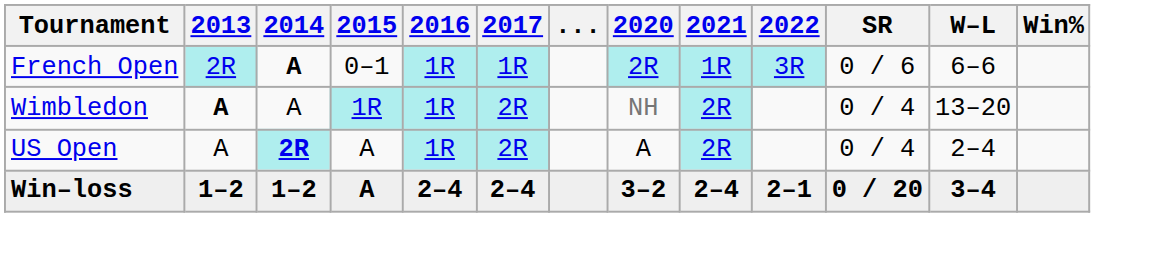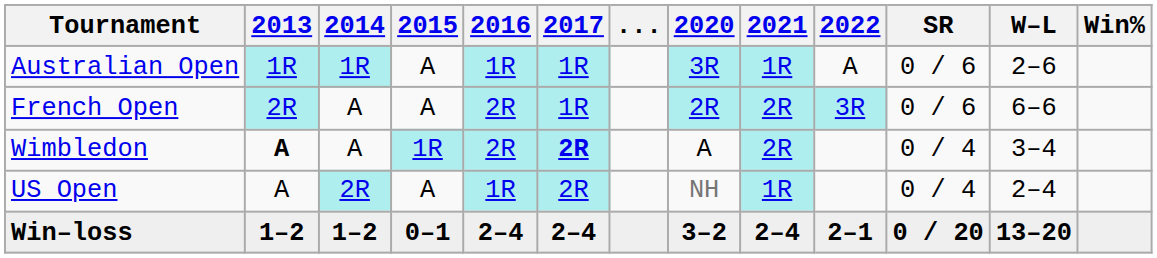+ row: (125, 67)
(294, 67) bold -> (355, 108) normal
(367, 67) 0–1 -> (428, 108) A
(440, 67) 1R -> (501, 108) 2R
(716, 67) 1R -> (777, 108) 2R
(440, 108) 1R -> (501, 150) 2R
(513, 108) normal -> (573, 150) bold
(643, 108) NH -> (704, 150) A
(973, 108) 13–20 -> (1034, 150) 3–4
(294, 150) bold -> (355, 191) normal
(643, 150) A -> (704, 191) NH
(716, 150) 2R -> (777, 191) 1R
(367, 191) A -> (428, 232) 0–1
(973, 191) 3–4 -> (1034, 232) 13–20
